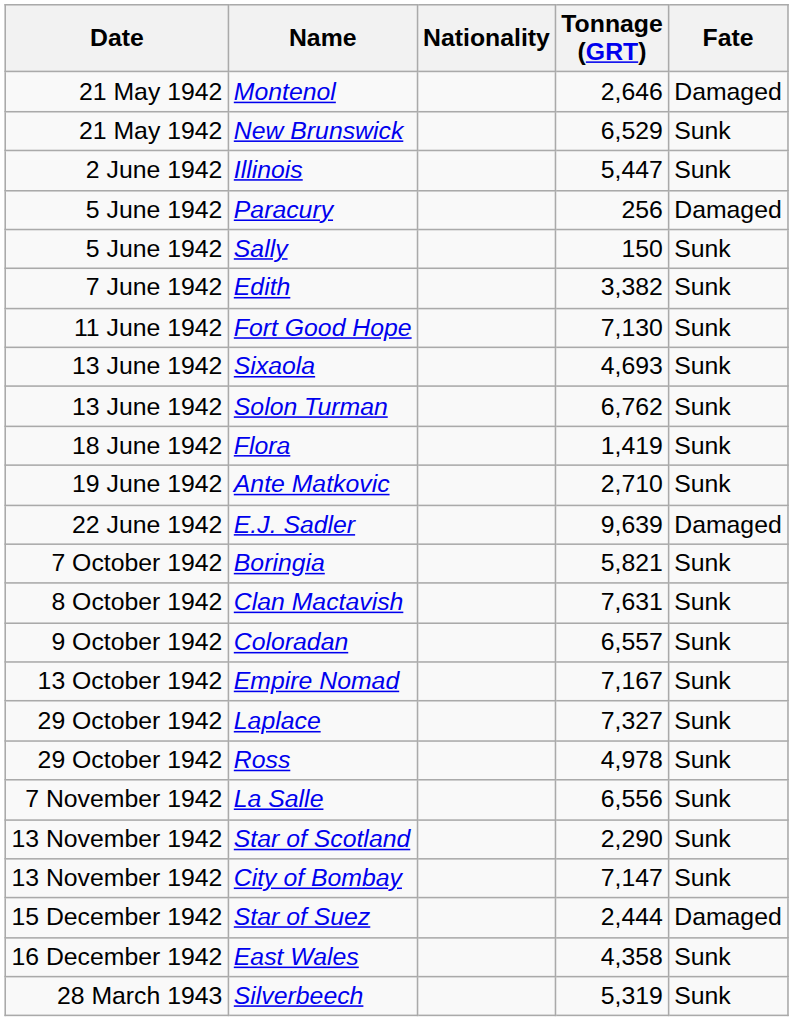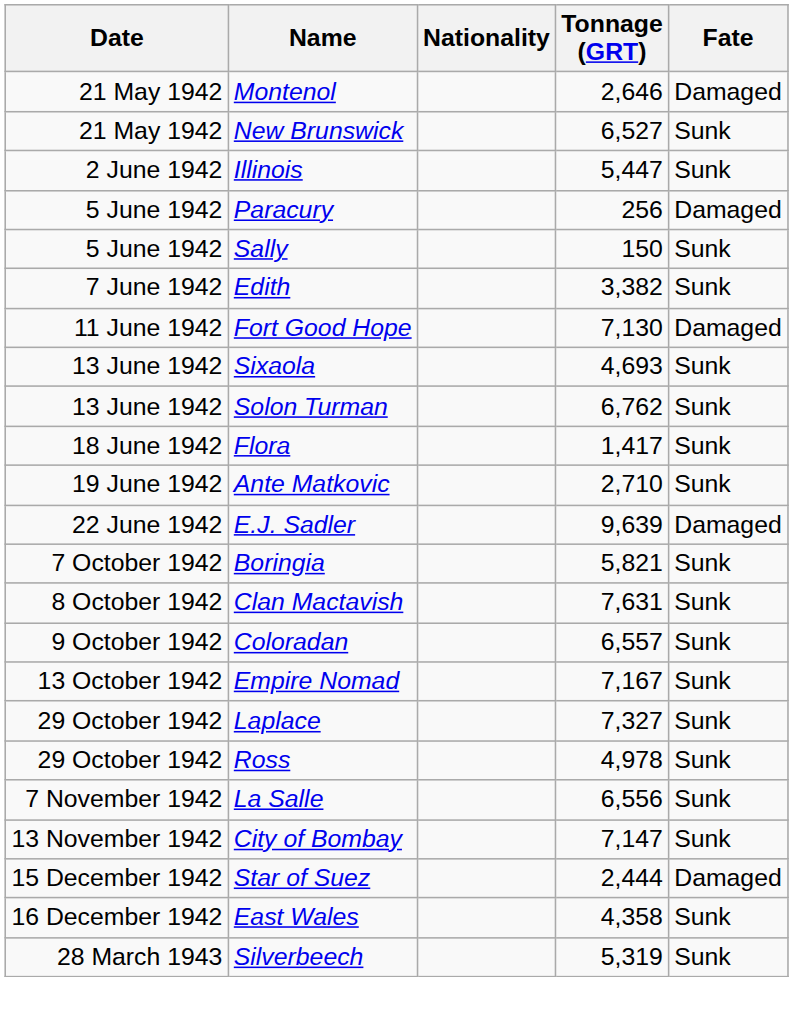(632, 130) 6,529 -> (632, 130) 6,527
(702, 327) Sunk -> (728, 327) Damaged
(632, 445) 1,419 -> (632, 445) 1,417
- row: (322, 838)
